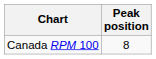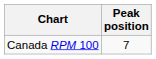(126, 44) 8 -> (126, 44) 7
